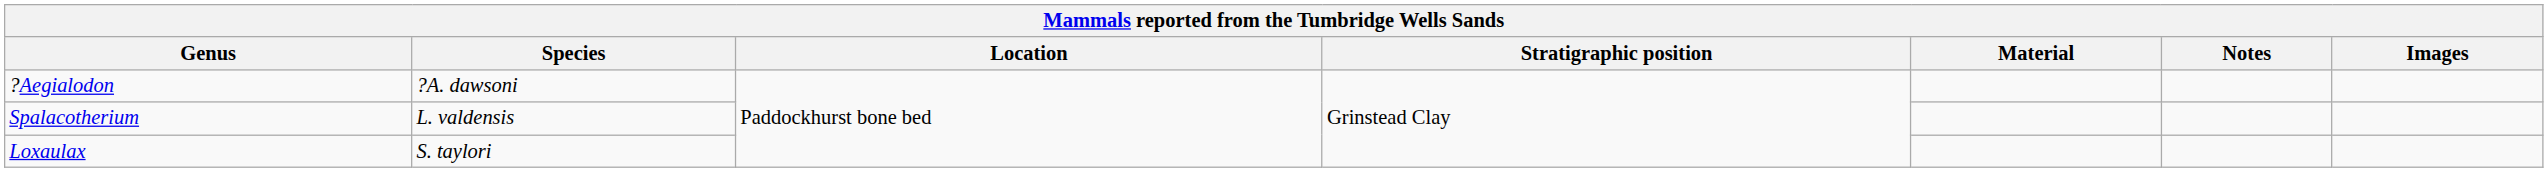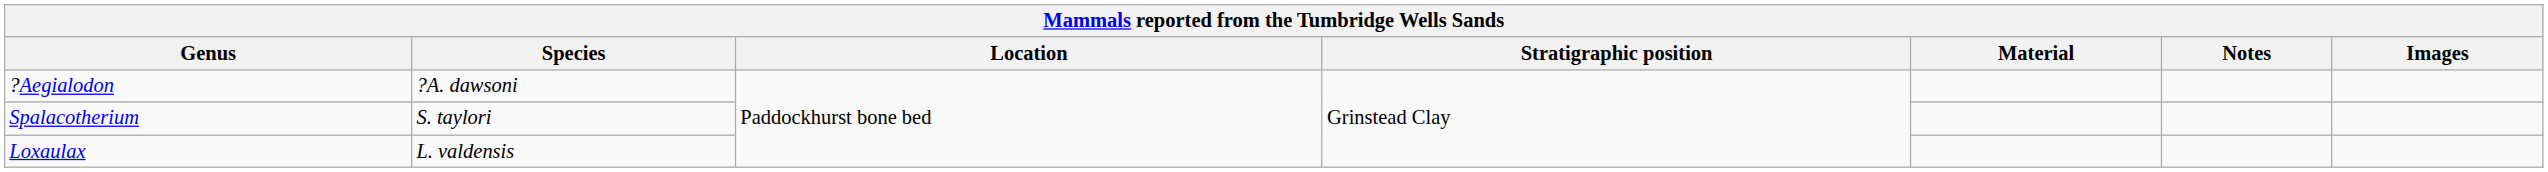(465, 118) L. valdensis -> (454, 118) S. taylori
(454, 150) S. taylori -> (465, 150) L. valdensis
